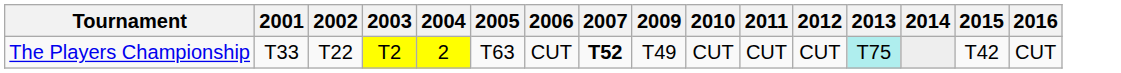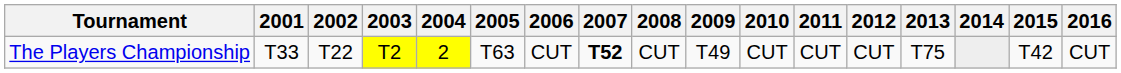+ column: (659, 21)
(874, 52) paleturquoise background -> (928, 52) no background
